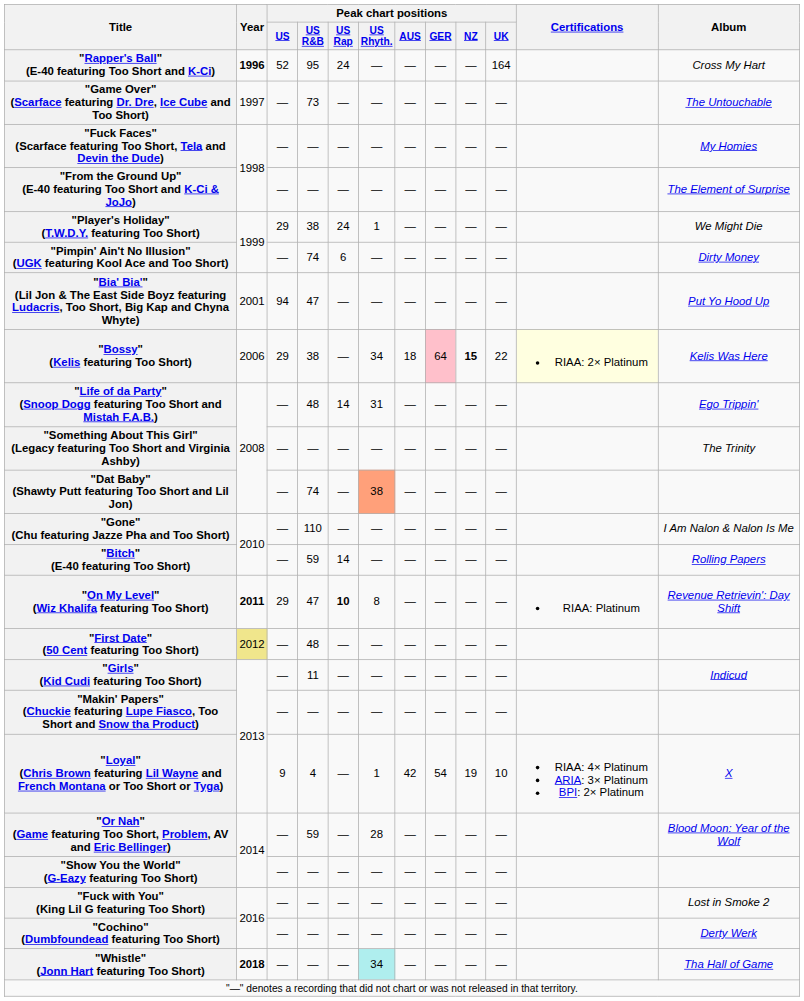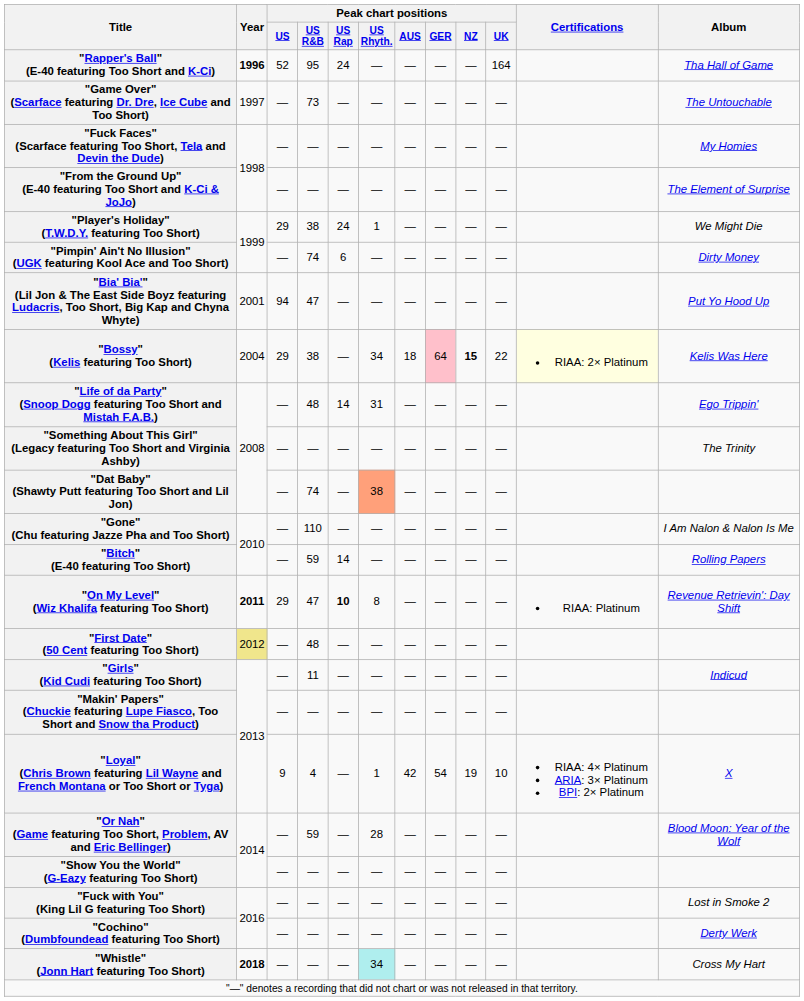(729, 65) Cross My Hart -> (729, 65) Tha Hall of Game
(252, 356) 2006 -> (252, 356) 2004
(729, 964) Tha Hall of Game -> (729, 964) Cross My Hart
